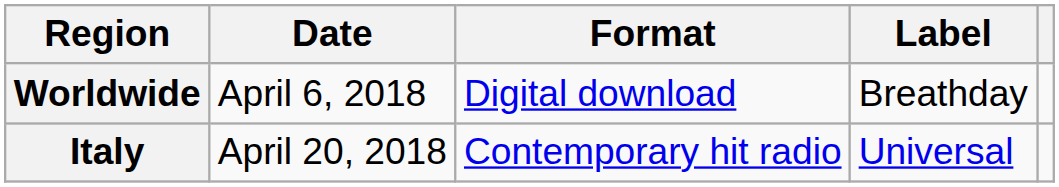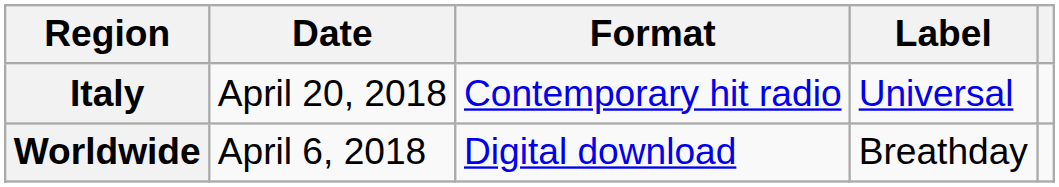rows swapped: (107, 92) <-> (107, 151)
